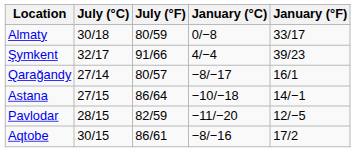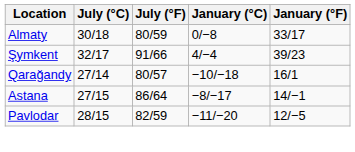(212, 75) −8/−17 -> (215, 75) −10/−18
(215, 95) −10/−18 -> (212, 95) −8/−17
- row: (28, 136)
